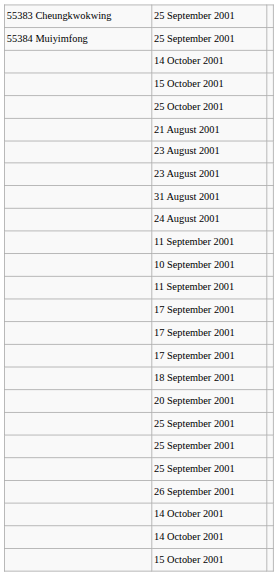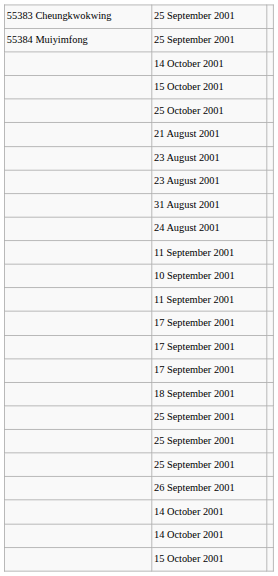- row: (78, 401)
